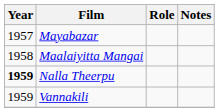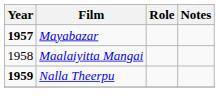(20, 35) normal -> (20, 35) bold
- row: (64, 96)
